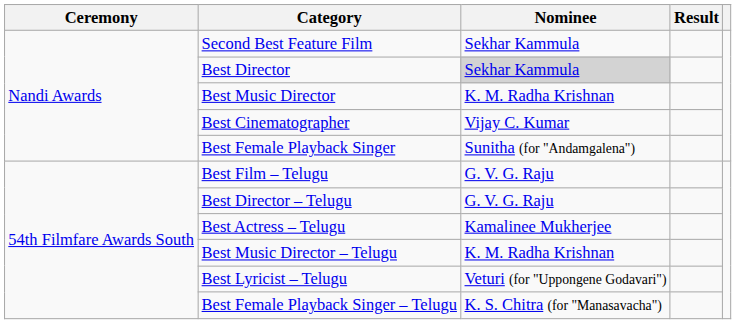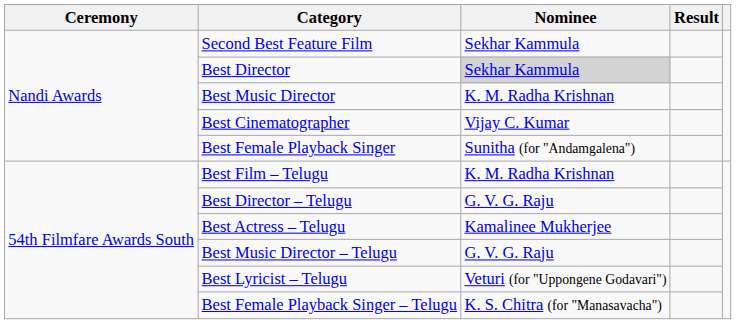(509, 174) G. V. G. Raju -> (539, 174) K. M. Radha Krishnan
(539, 252) K. M. Radha Krishnan -> (509, 252) G. V. G. Raju
